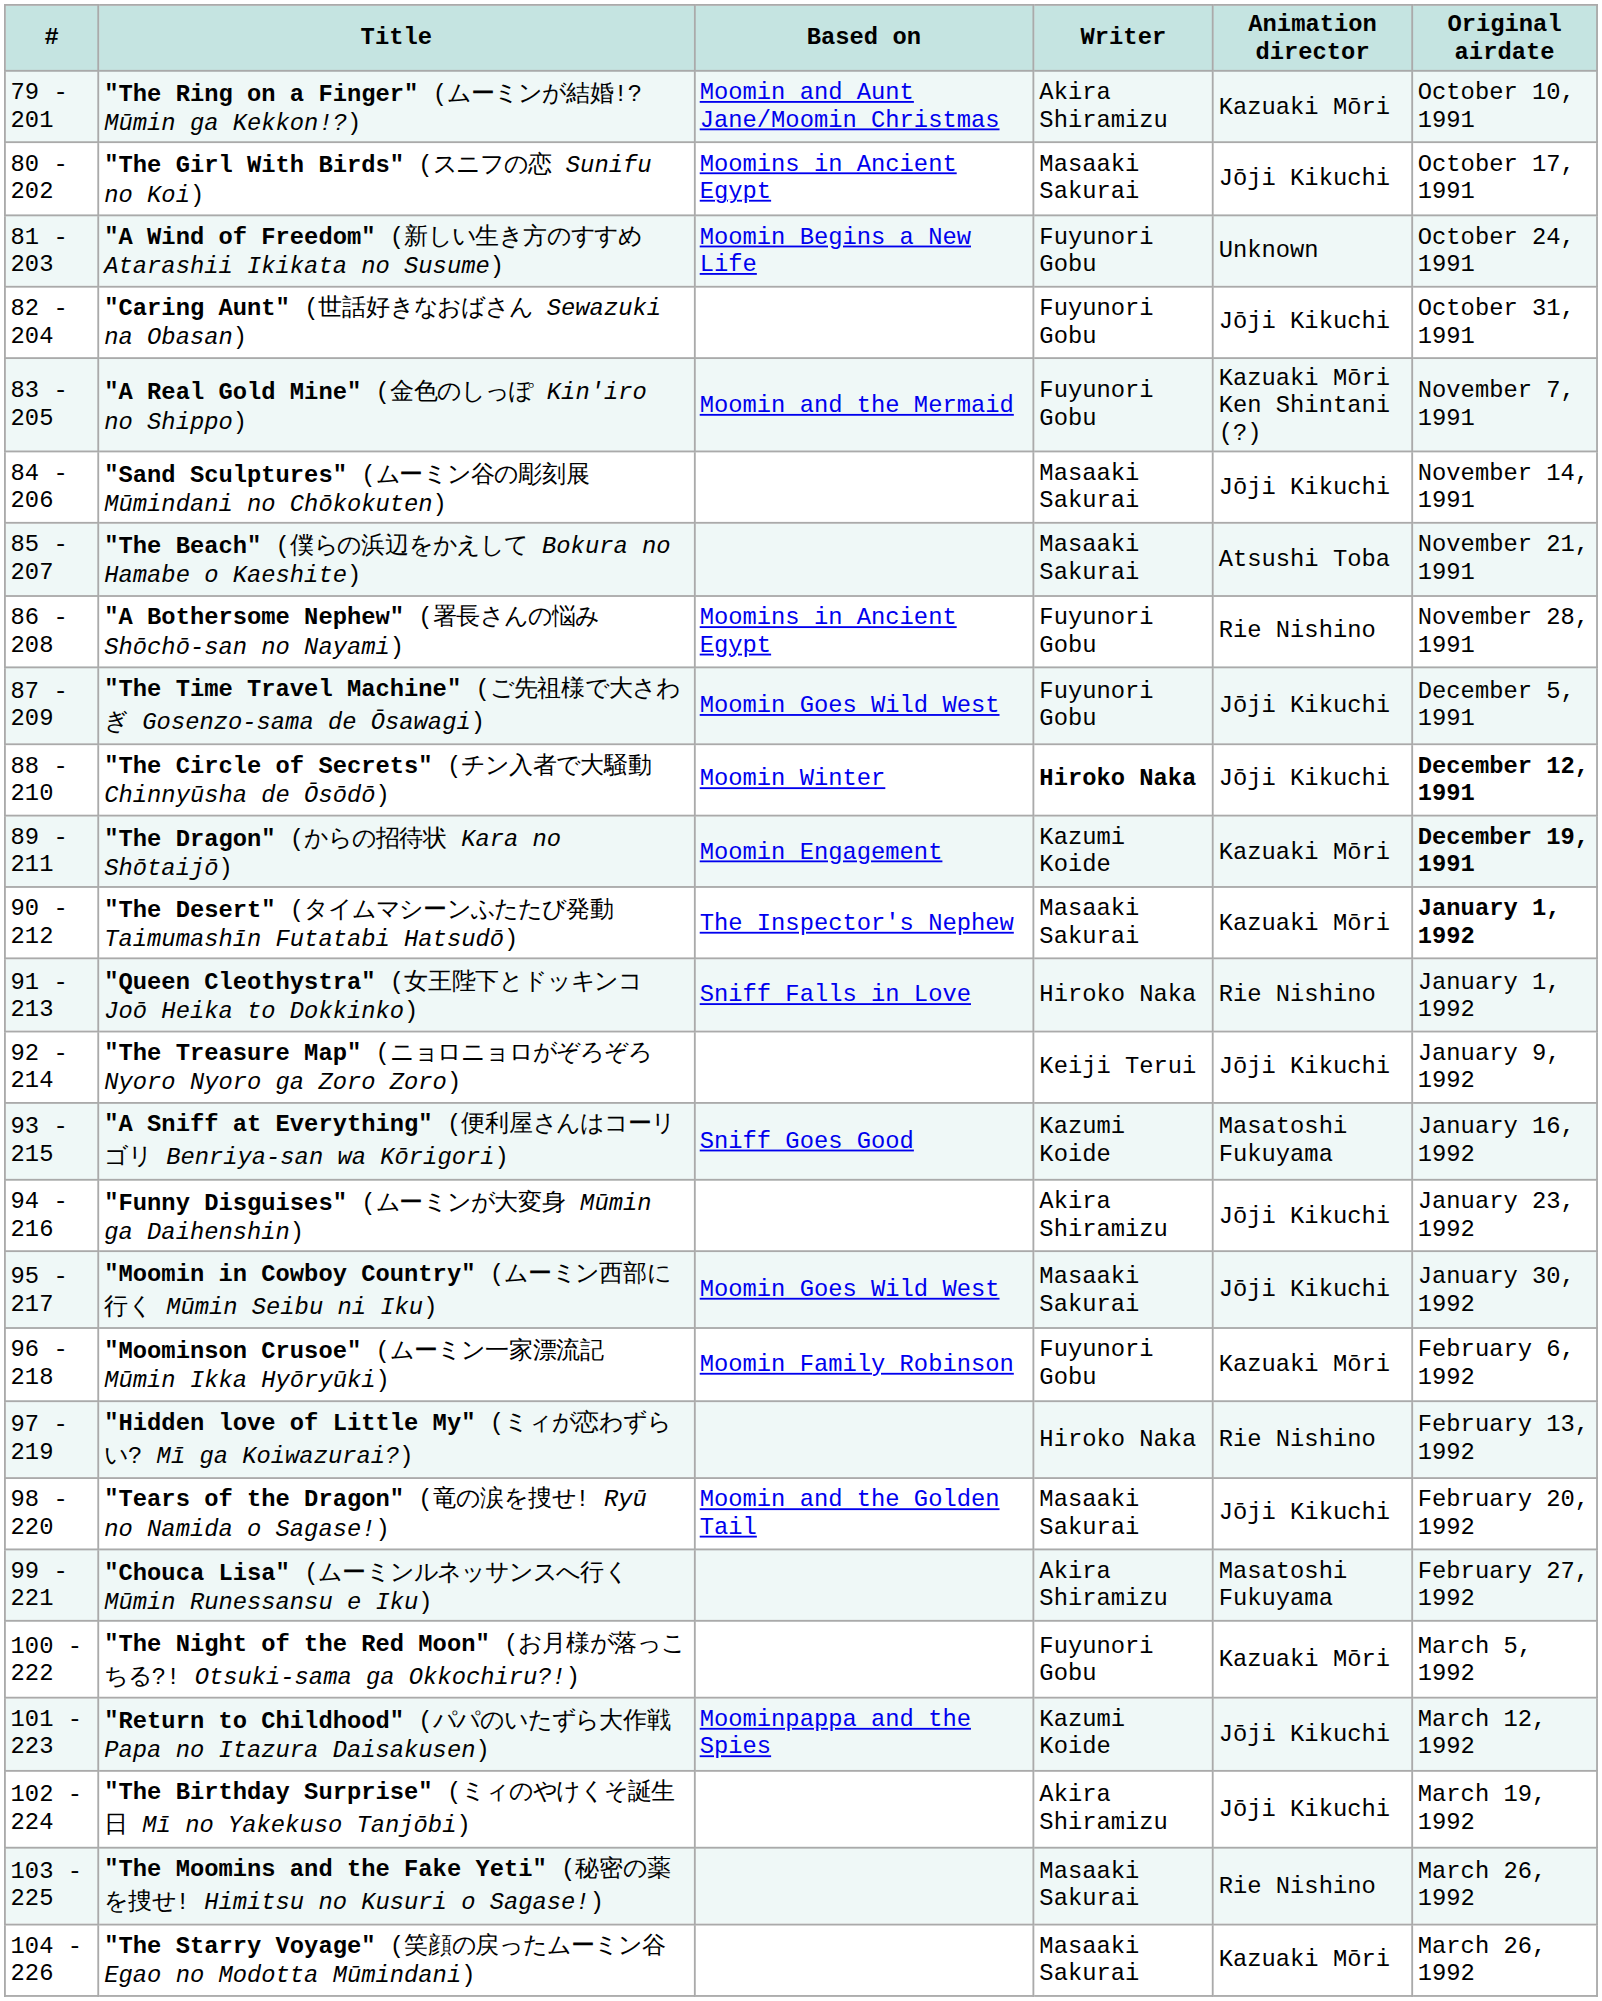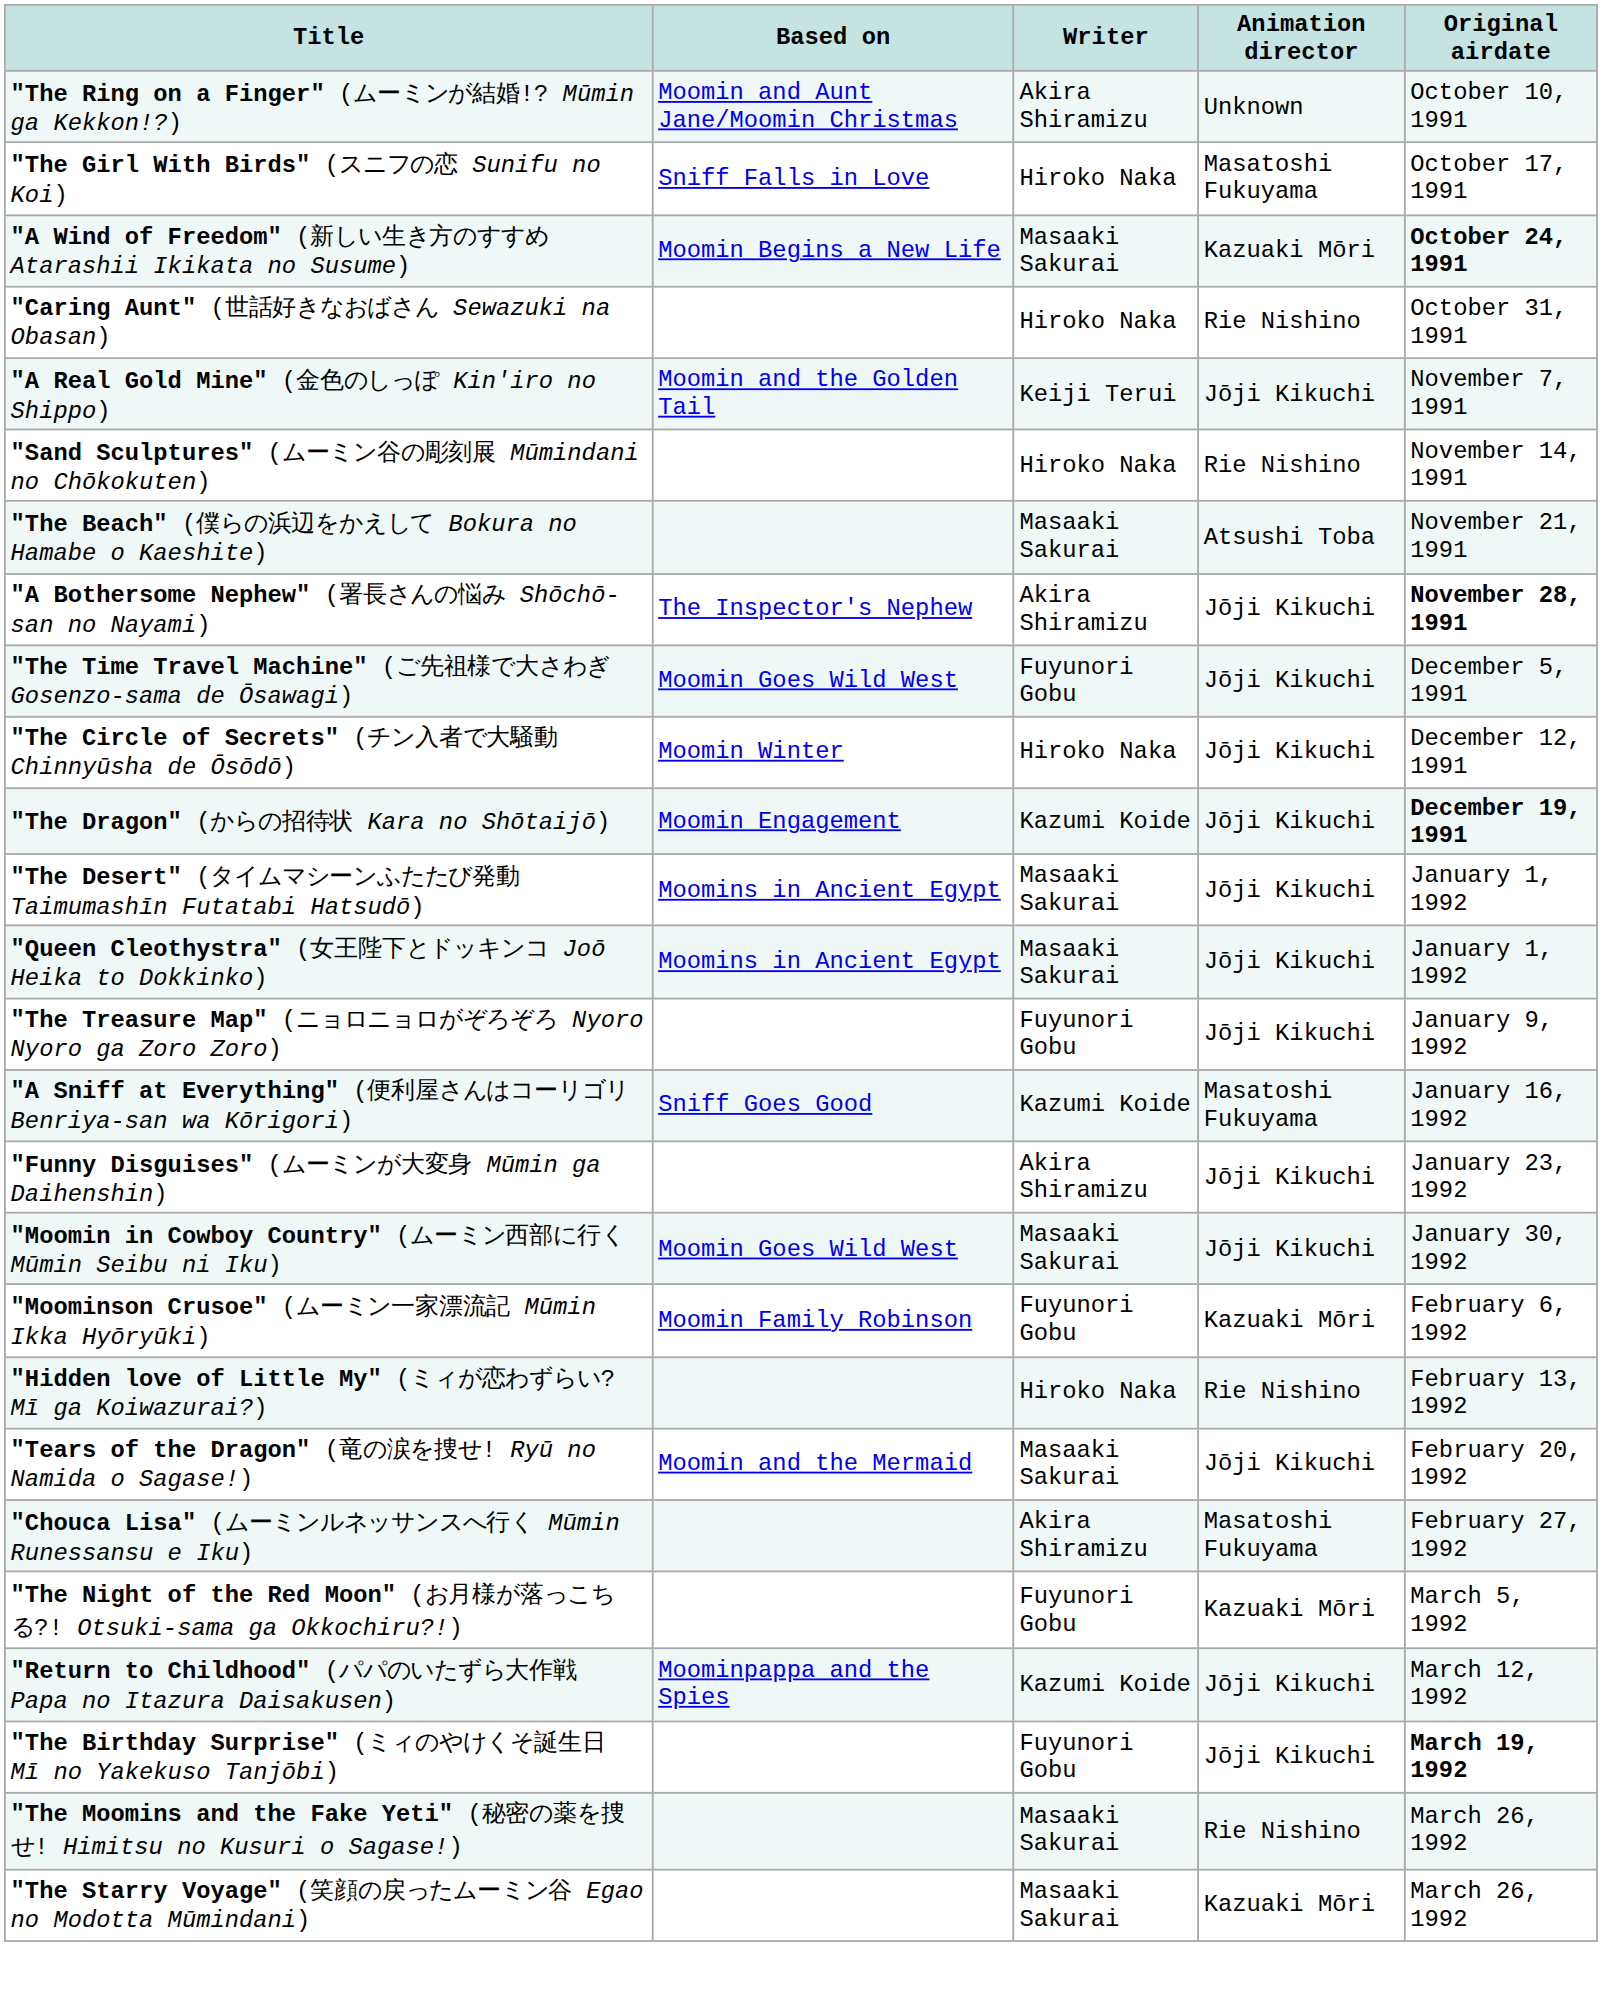- column: (52, 38)
(1304, 107) Kazuaki Mōri -> (1254, 107) Unknown
(828, 179) Moomins in Ancient Egypt -> (794, 179) Sniff Falls in Love
(1089, 179) Masaaki Sakurai -> (1098, 179) Hiroko Naka
(1304, 179) Jōji Kikuchi -> (1268, 179) Masatoshi Fukuyama
(1096, 250) Fuyunori Gobu -> (1069, 250) Masaaki Sakurai
(1269, 250) Unknown -> (1289, 250) Kazuaki Mōri
(1496, 250) normal -> (1489, 250) bold
(1096, 322) Fuyunori Gobu -> (1098, 322) Hiroko Naka
(1304, 322) Jōji Kikuchi -> (1282, 322) Rie Nishino
(857, 405) Moomin and the Mermaid -> (808, 394) Moomin and the Golden Tail
(1096, 405) Fuyunori Gobu -> (1098, 394) Keiji Terui
(1304, 405) Kazuaki Mōri Ken Shintani (?) -> (1289, 394) Jōji Kikuchi
(1089, 488) Masaaki Sakurai -> (1098, 466) Hiroko Naka
(1304, 488) Jōji Kikuchi -> (1282, 466) Rie Nishino
(828, 631) Moomins in Ancient Egypt -> (815, 609) The Inspector's Nephew
(1096, 631) Fuyunori Gobu -> (1084, 609) Akira Shiramizu
(1297, 631) Rie Nishino -> (1289, 609) Jōji Kikuchi
(1503, 631) normal -> (1496, 609) bold
(1118, 780) bold -> (1098, 752) normal
(1503, 780) bold -> (1496, 752) normal
(1304, 852) Kazuaki Mōri -> (1289, 821) Jōji Kikuchi
(857, 923) The Inspector's Nephew -> (829, 890) Moomins in Ancient Egypt
(1304, 923) Kazuaki Mōri -> (1289, 890) Jōji Kikuchi
(1489, 923) bold -> (1482, 890) normal
(835, 995) Sniff Falls in Love -> (829, 962) Moomins in Ancient Egypt
(1118, 995) Hiroko Naka -> (1069, 962) Masaaki Sakurai
(1297, 995) Rie Nishino -> (1289, 962) Jōji Kikuchi
(1118, 1067) Keiji Terui -> (1077, 1034) Fuyunori Gobu
(850, 1513) Moomin and the Golden Tail -> (815, 1464) Moomin and the Mermaid
(1104, 1809) Akira Shiramizu -> (1077, 1756) Fuyunori Gobu
(1482, 1809) normal -> (1475, 1756) bold
